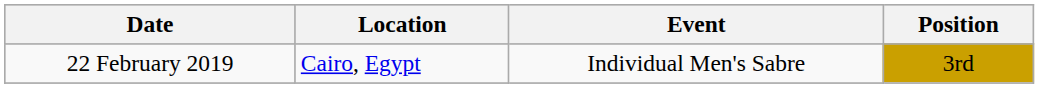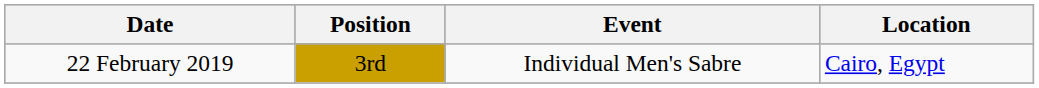columns swapped: (402, 24) <-> (958, 24)
